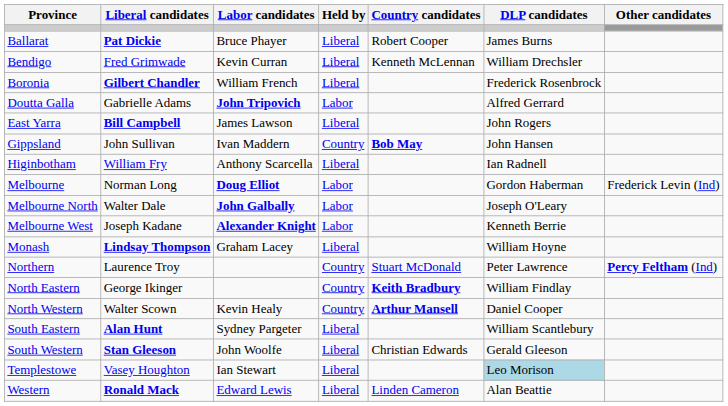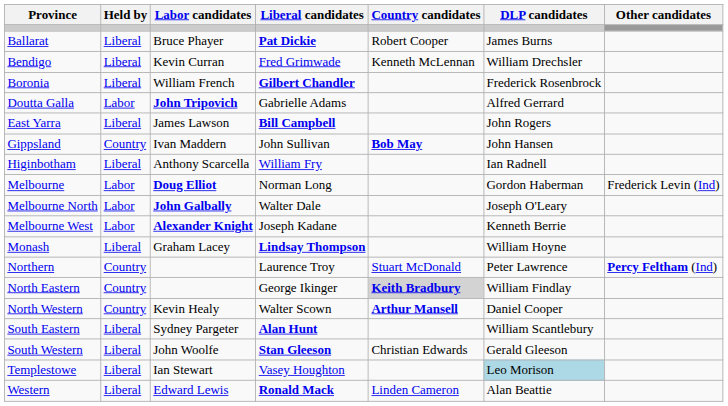columns swapped: (344, 14) <-> (157, 14)
(416, 287) no background -> (416, 287) lightgrey background
